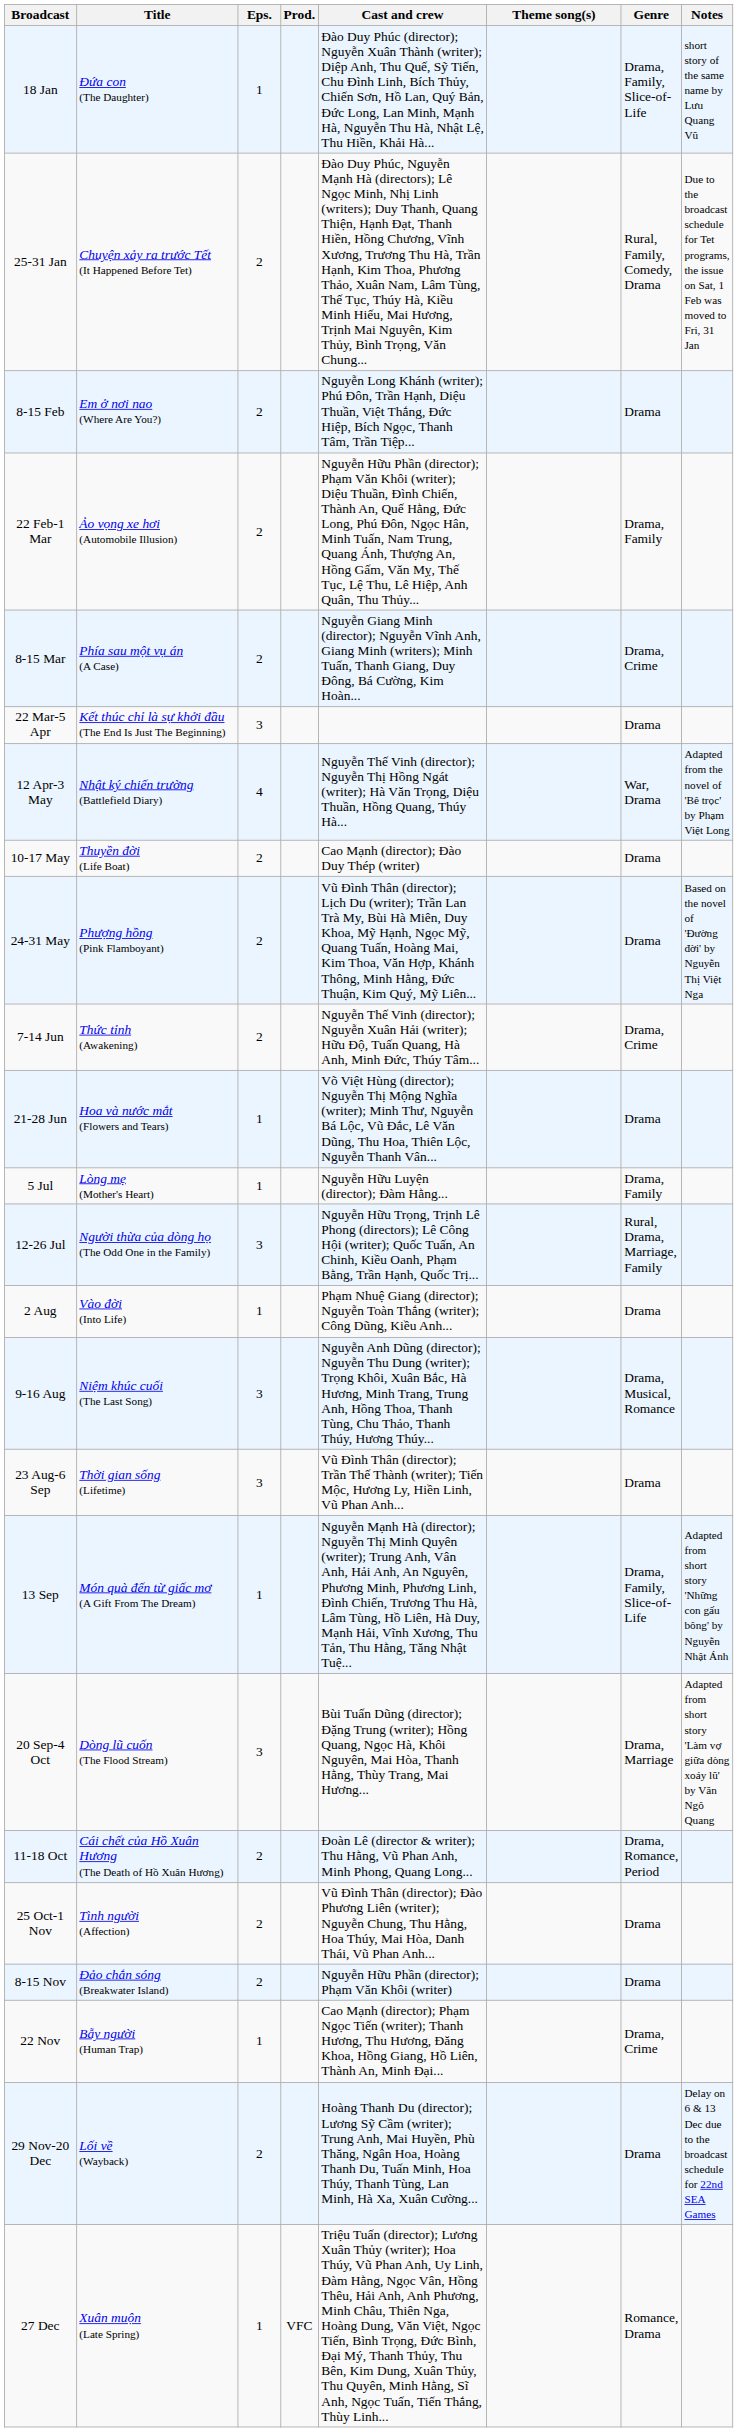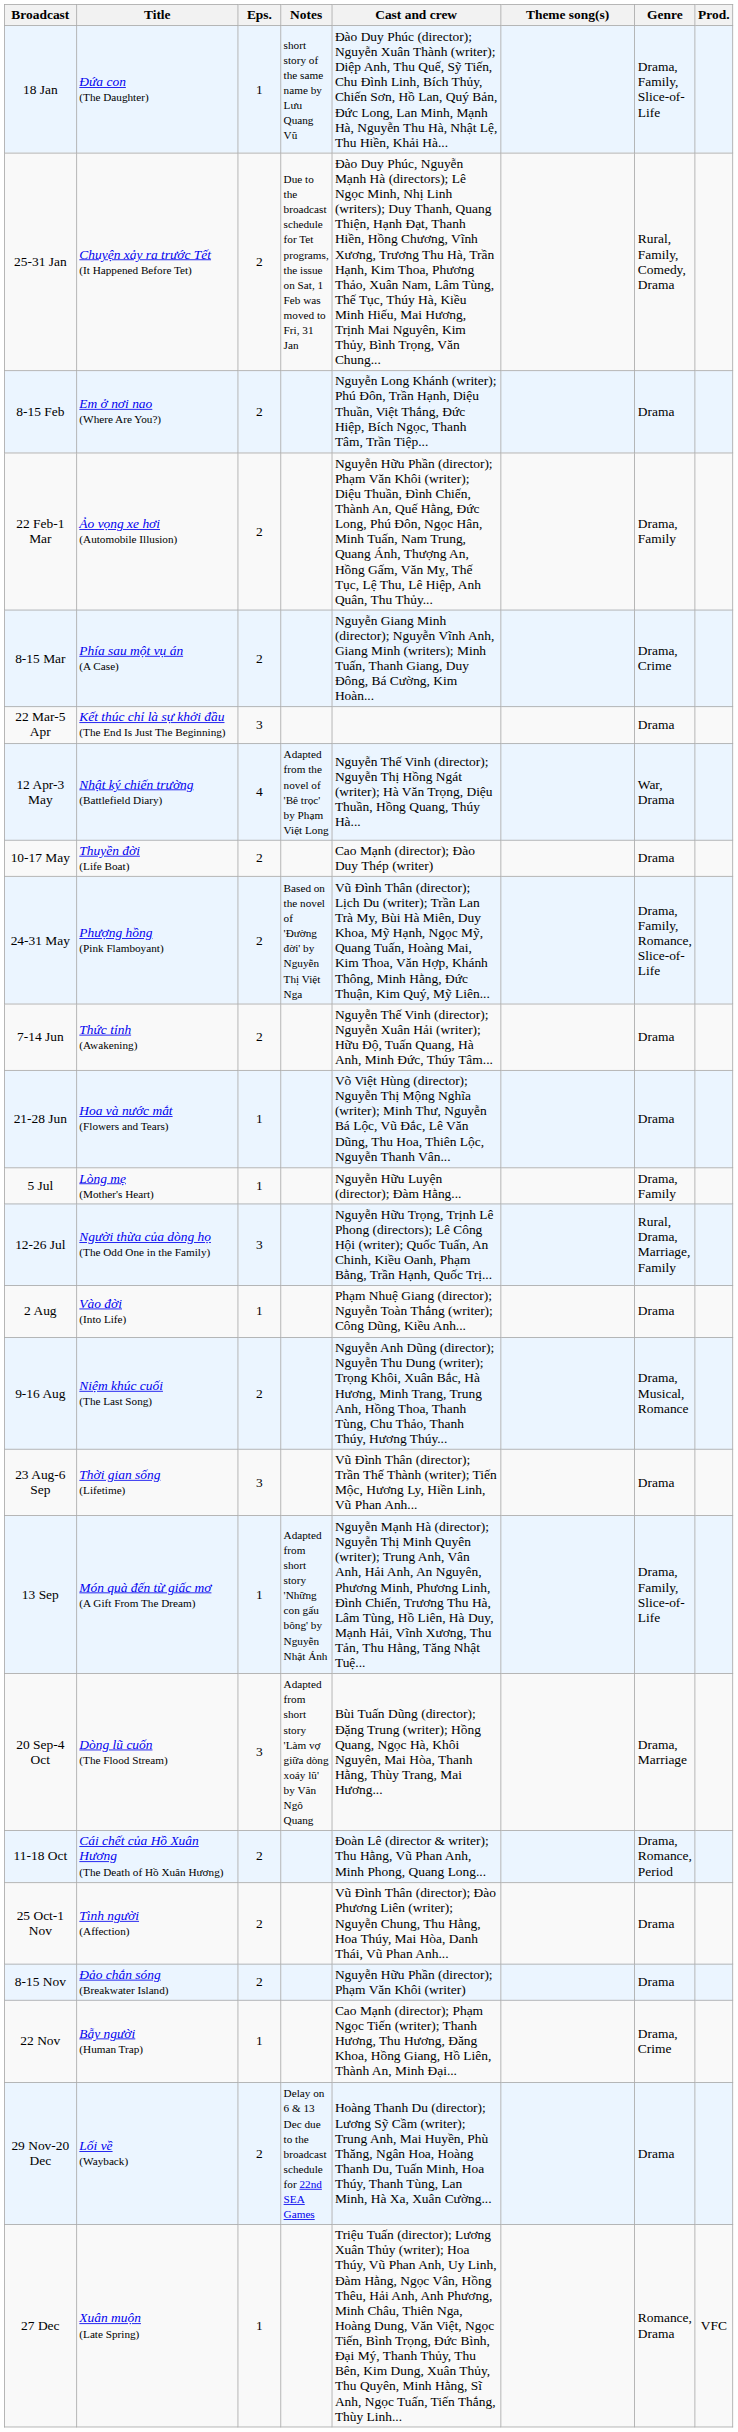columns swapped: (299, 15) <-> (707, 15)
(642, 940) Drama -> (665, 940) Drama, Family, Romance, Slice-of-Life
(644, 1037) Drama, Crime -> (656, 1037) Drama
(259, 1393) 3 -> (259, 1393) 2
